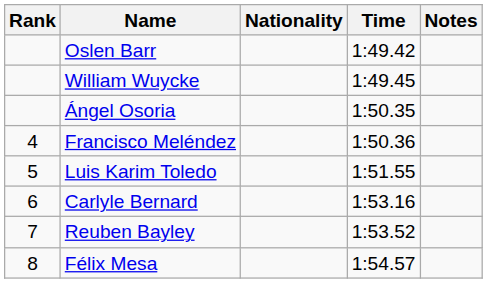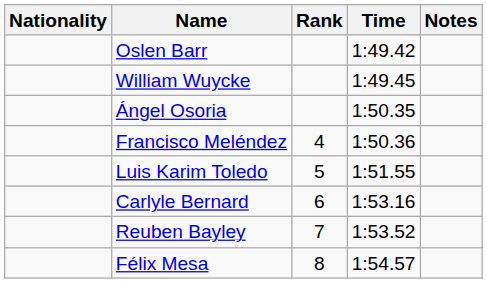columns swapped: (32, 20) <-> (294, 20)
